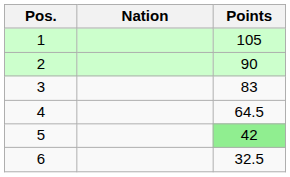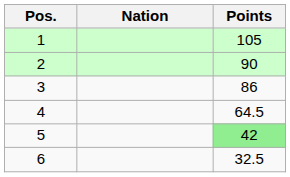(249, 87) 83 -> (249, 87) 86
